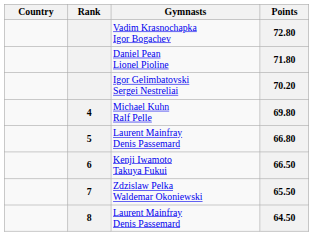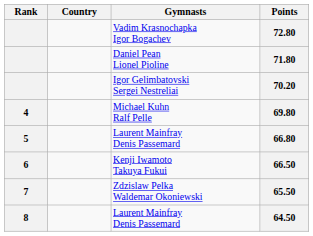columns swapped: (89, 12) <-> (36, 12)
